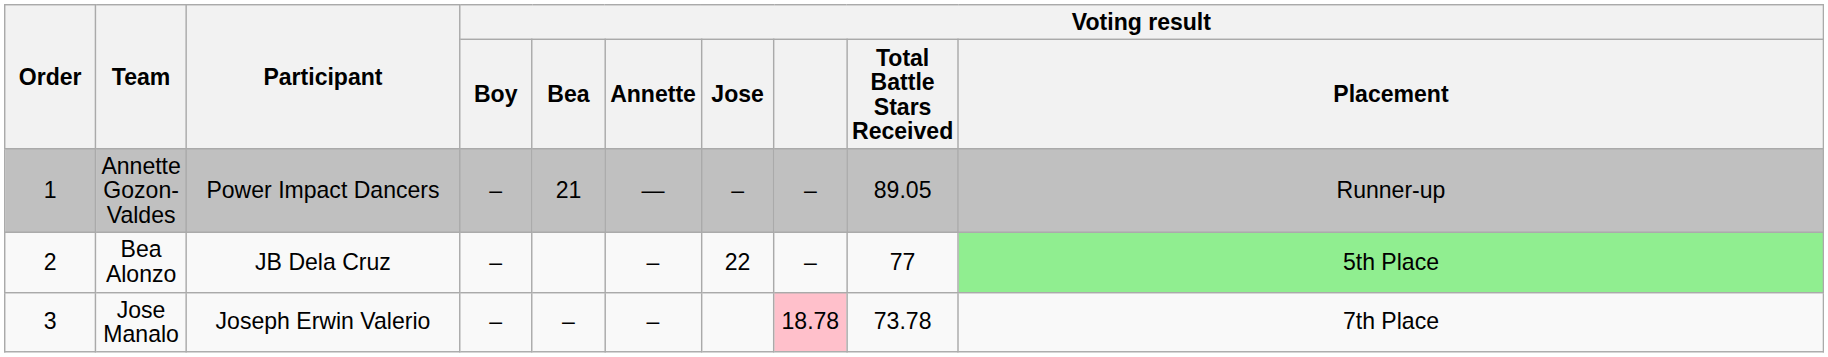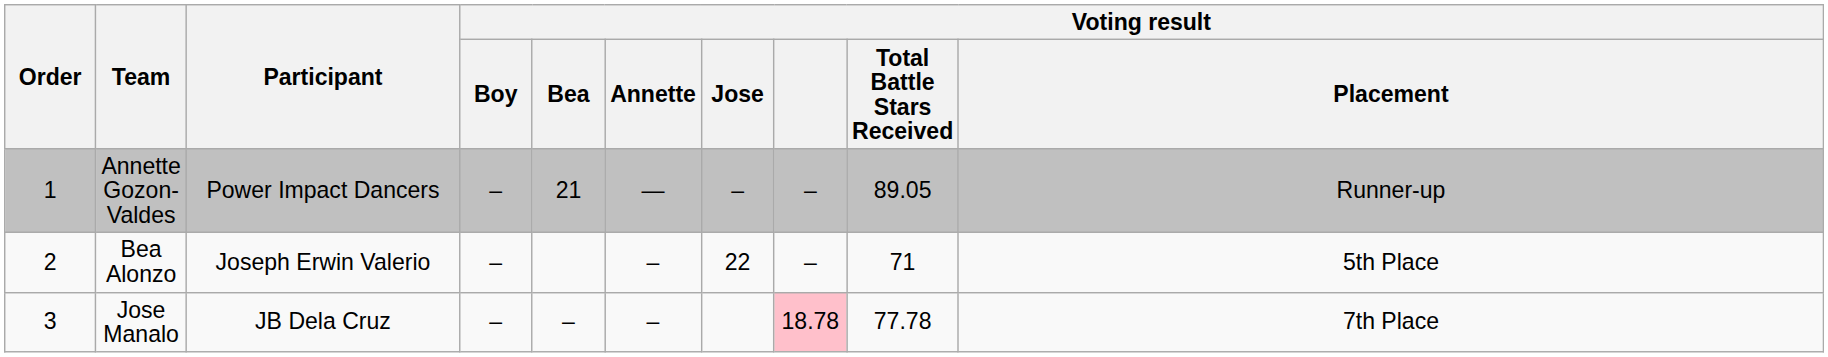(323, 262) JB Dela Cruz -> (323, 262) Joseph Erwin Valerio
(903, 262) 77 -> (903, 262) 71
(1391, 262) lightgreen background -> (1391, 262) no background
(323, 322) Joseph Erwin Valerio -> (323, 322) JB Dela Cruz
(903, 322) 73.78 -> (903, 322) 77.78
